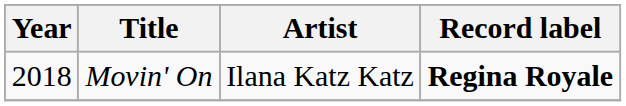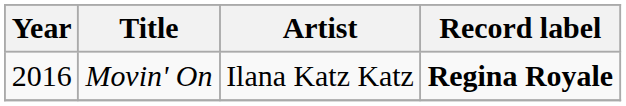(42, 75) 2018 -> (42, 75) 2016
